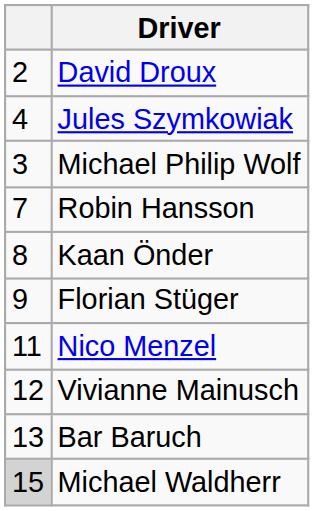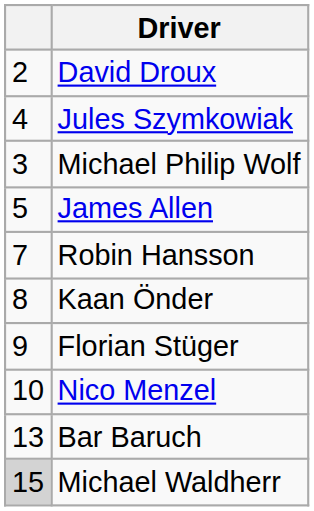+ row: (135, 209)
(27, 346) 11 -> (28, 391) 10
- row: (178, 391)
